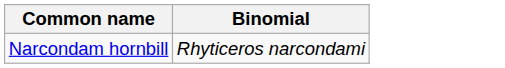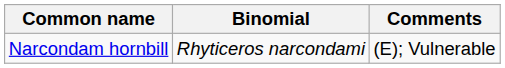+ column: (435, 19)
